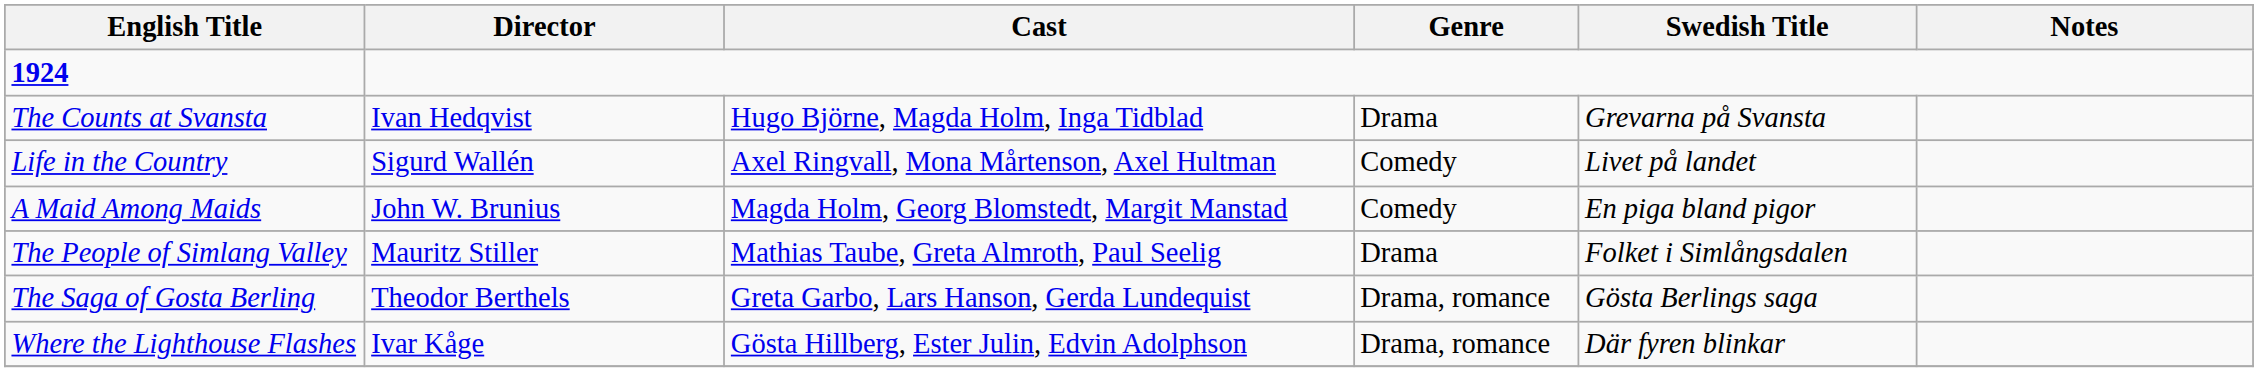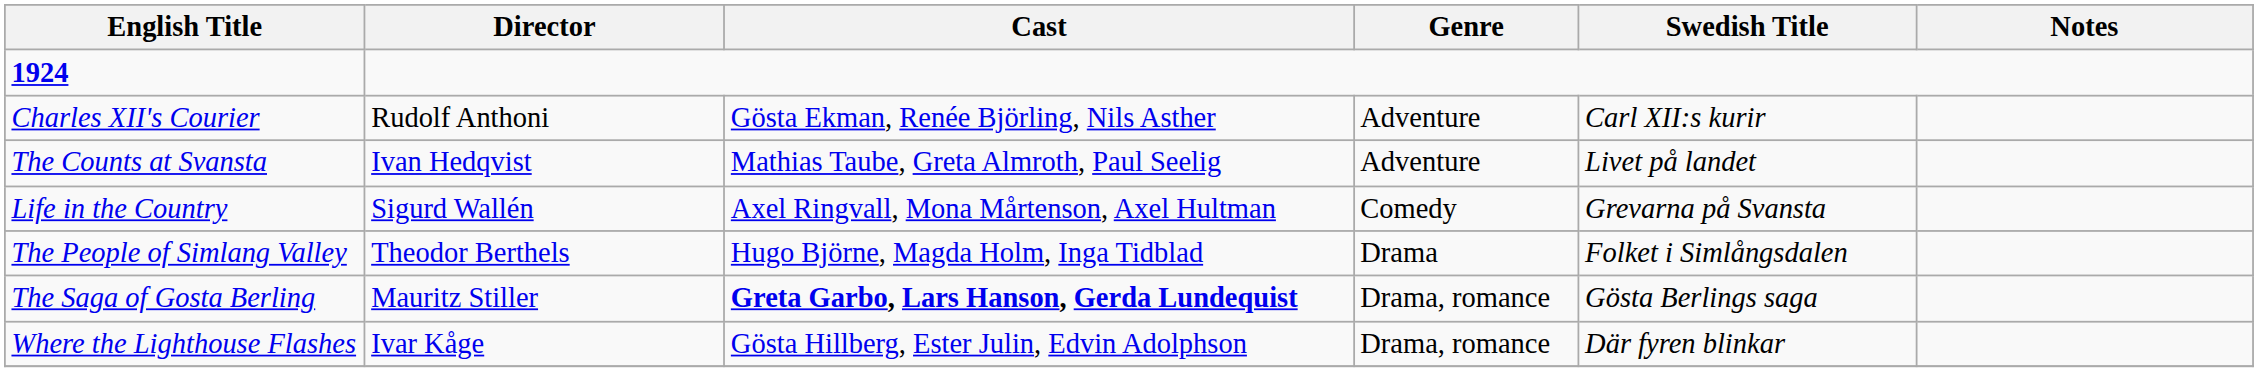+ row: (136, 117)
(967, 117) Hugo Björne, Magda Holm, Inga Tidblad -> (976, 162) Mathias Taube, Greta Almroth, Paul Seelig
(1399, 117) Drama -> (1420, 162) Adventure
(1706, 117) Grevarna på Svansta -> (1671, 162) Livet på landet
(1671, 162) Livet på landet -> (1706, 207) Grevarna på Svansta
- row: (136, 207)
(455, 252) Mauritz Stiller -> (470, 252) Theodor Berthels
(976, 252) Mathias Taube, Greta Almroth, Paul Seelig -> (967, 252) Hugo Björne, Magda Holm, Inga Tidblad
(470, 298) Theodor Berthels -> (455, 298) Mauritz Stiller
(991, 298) normal -> (1014, 298) bold
